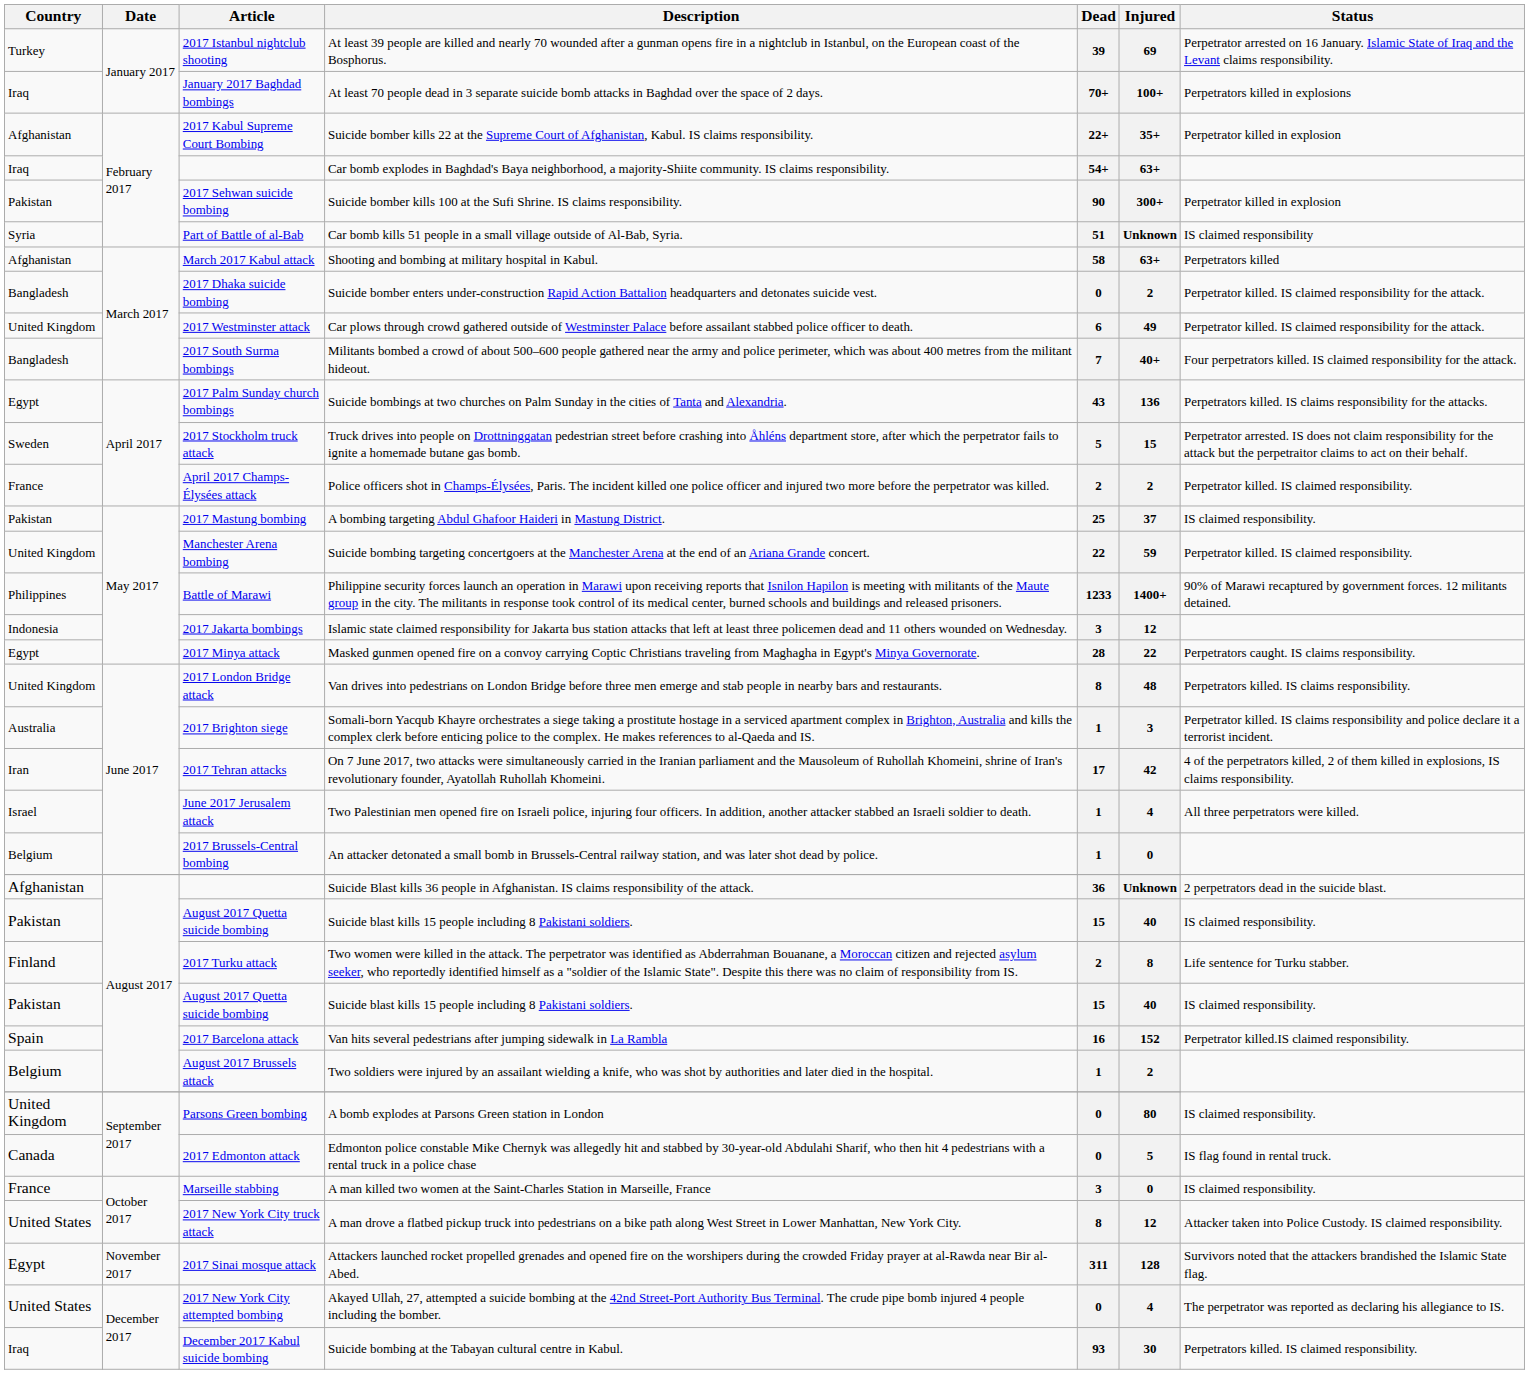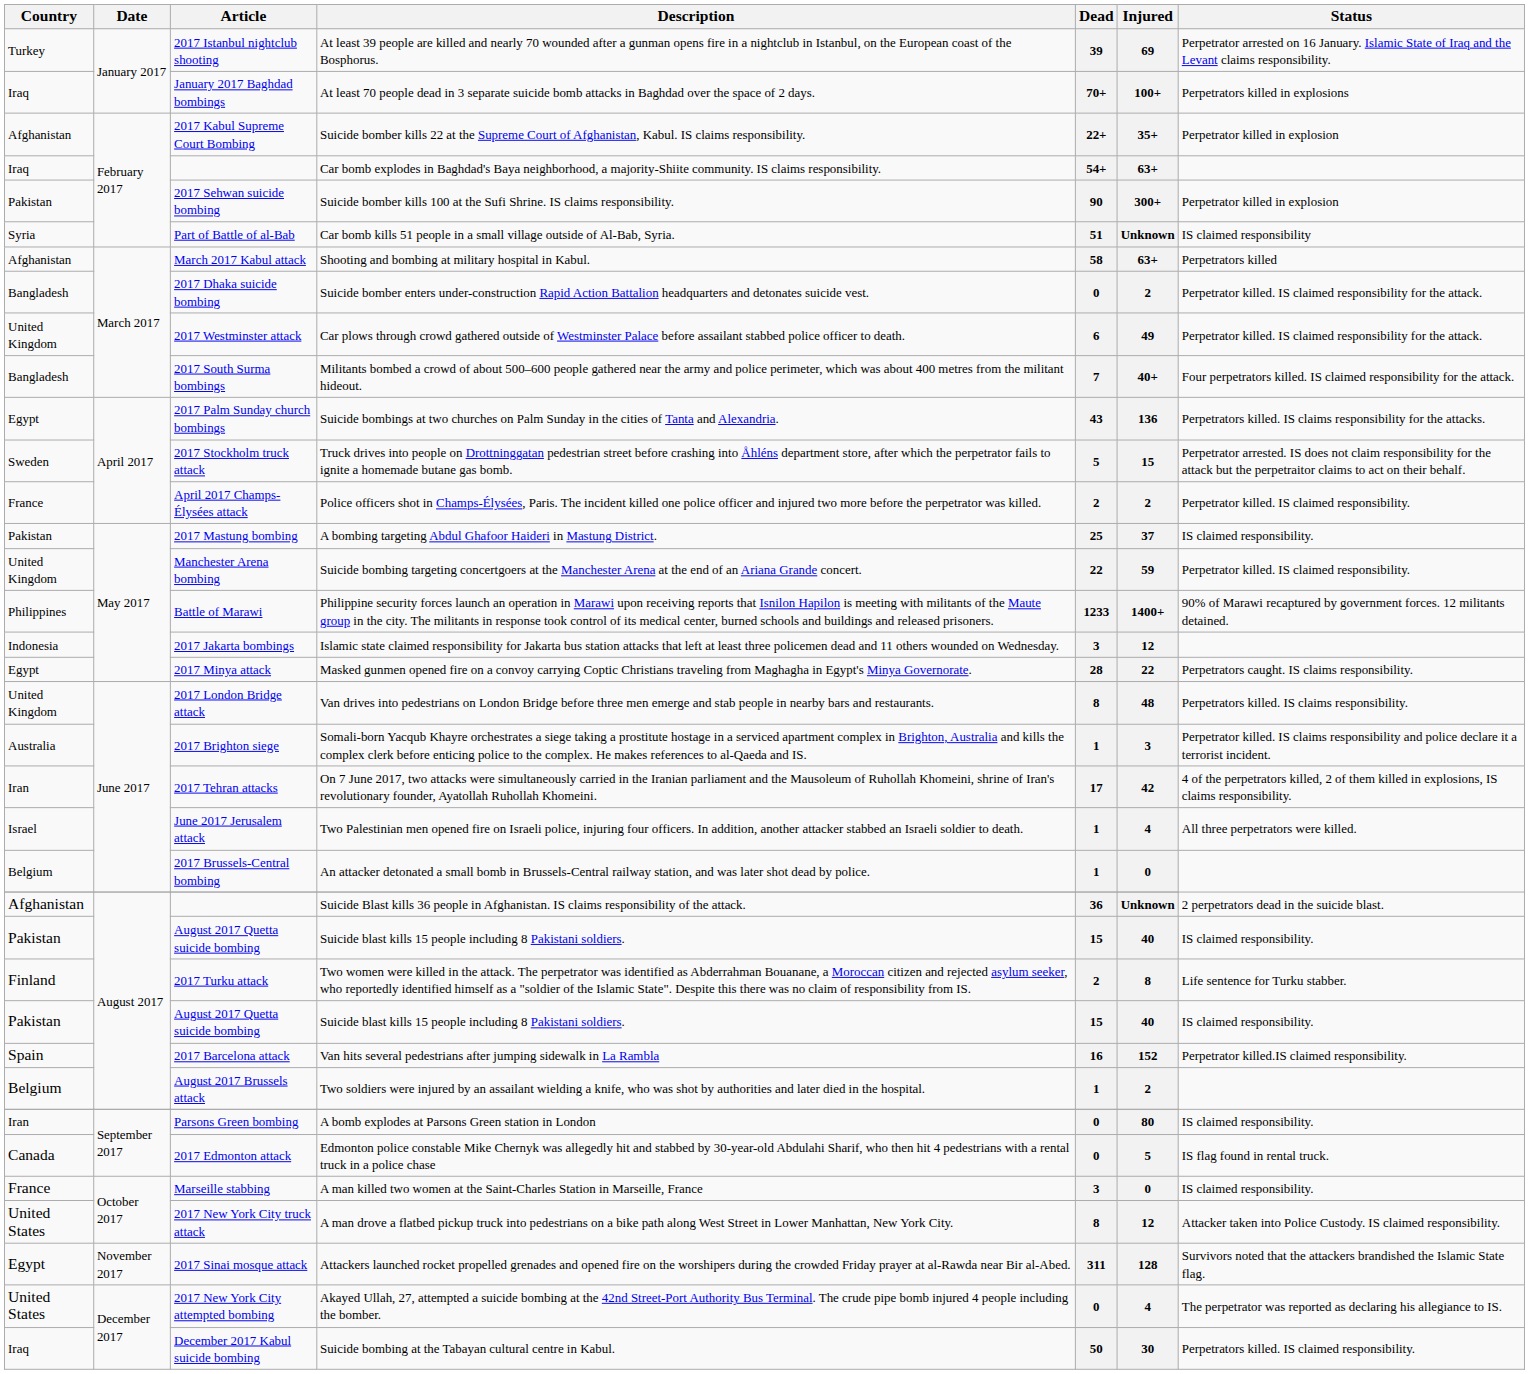(37, 1113) United Kingdom -> (18, 1122) Iran
(1099, 1349) 93 -> (1096, 1349) 50
